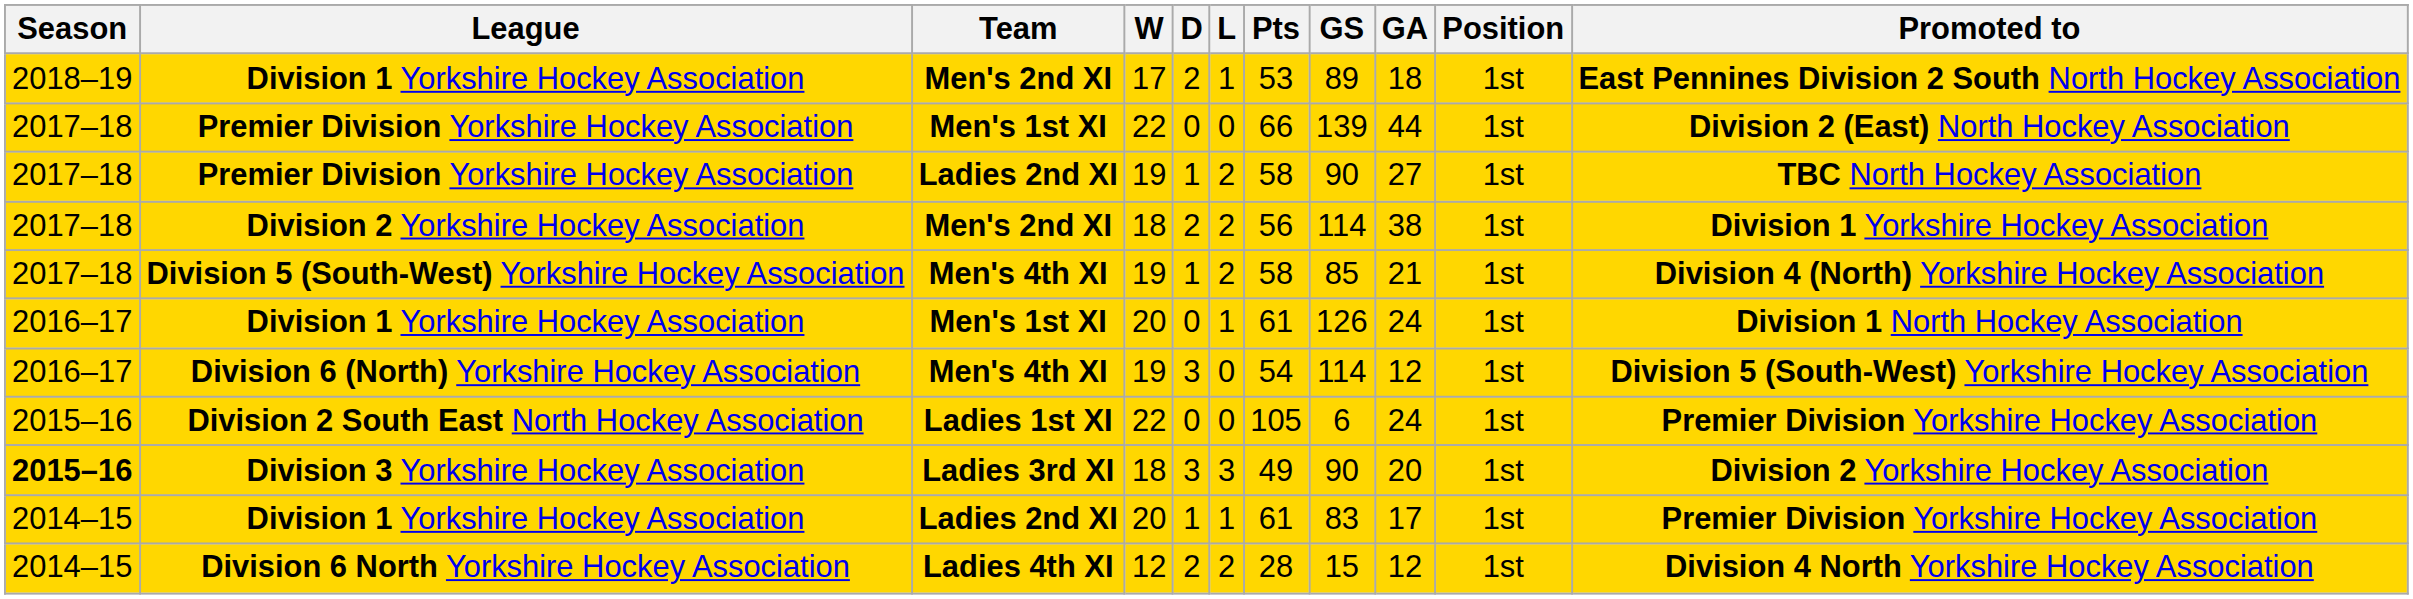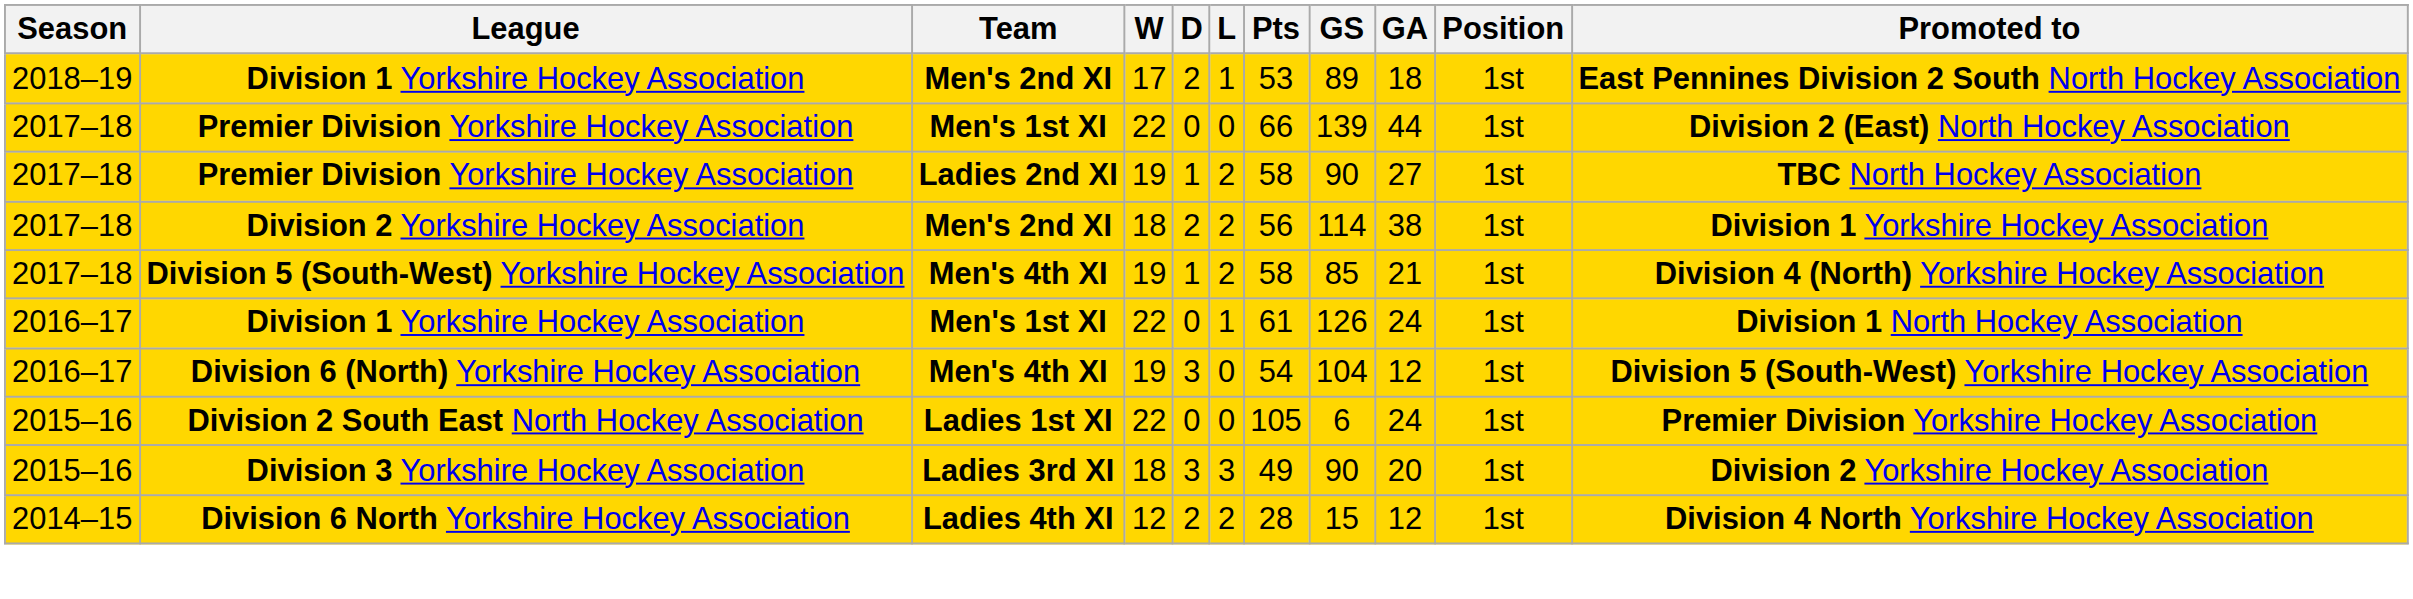(1149, 322) 20 -> (1149, 322) 22
(1342, 371) 114 -> (1342, 371) 104
(72, 469) bold -> (72, 469) normal
- row: (526, 518)
